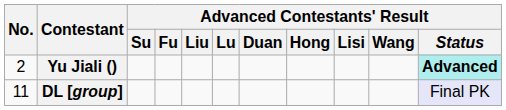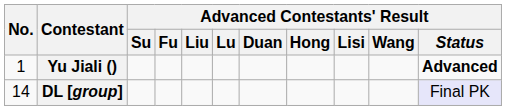(21, 67) 2 -> (21, 67) 1
(460, 67) paleturquoise background -> (460, 67) no background
(21, 92) 11 -> (21, 92) 14
